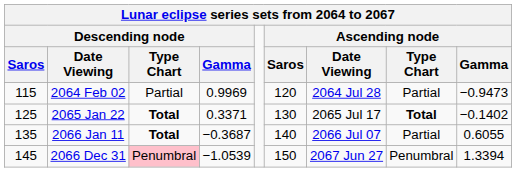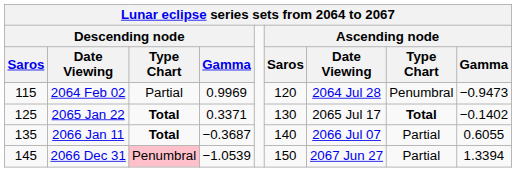(421, 93) Partial -> (421, 93) Penumbral
(421, 156) Penumbral -> (421, 156) Partial
